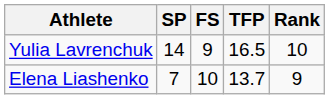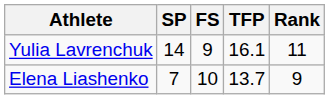(247, 50) 16.5 -> (247, 50) 16.1
(297, 50) 10 -> (297, 50) 11
